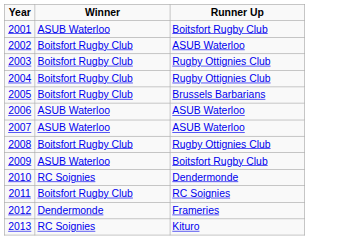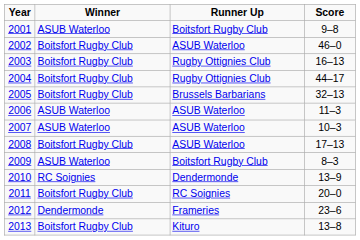+ column: (330, 12)
(221, 144) Rugby Ottignies Club -> (209, 144) ASUB Waterloo
(66, 227) RC Soignies -> (85, 227) Boitsfort Rugby Club
